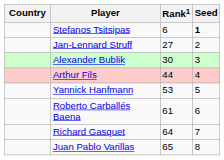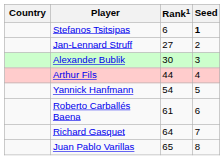(168, 90) 53 -> (168, 90) 54
